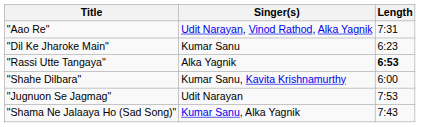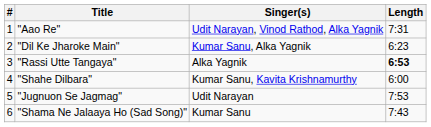+ column: (10, 12)
(210, 46) Kumar Sanu -> (251, 46) Kumar Sanu, Alka Yagnik
(241, 113) Kumar Sanu, Alka Yagnik -> (221, 113) Kumar Sanu
